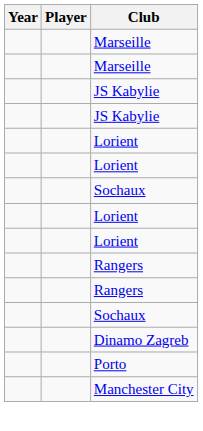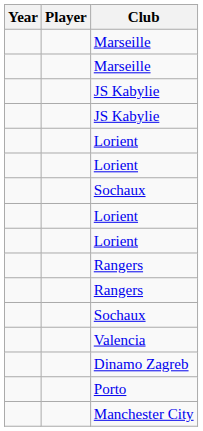+ row: (23, 340)
